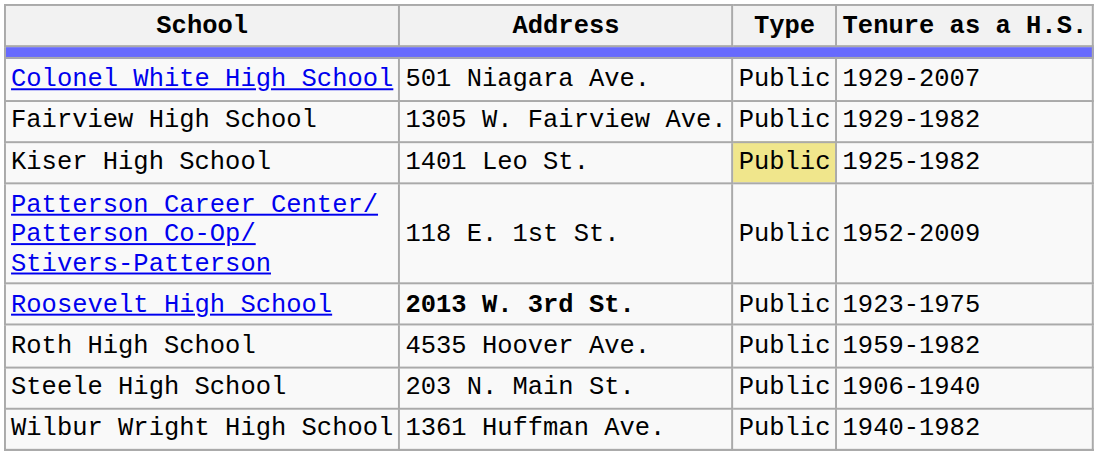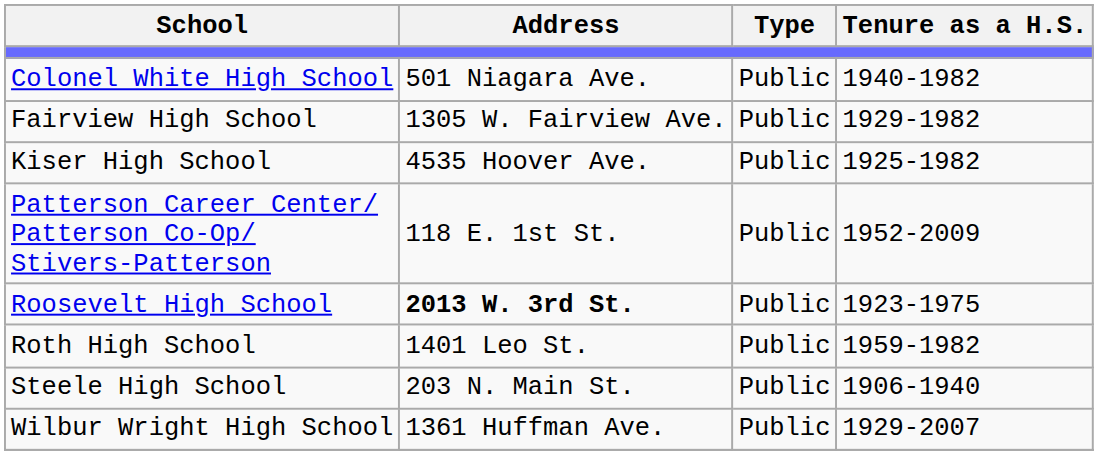(911, 79) 1929-2007 -> (911, 79) 1940-1982
(497, 162) 1401 Leo St. -> (528, 162) 4535 Hoover Ave.
(785, 162) khaki background -> (785, 162) no background
(528, 346) 4535 Hoover Ave. -> (497, 346) 1401 Leo St.
(911, 429) 1940-1982 -> (911, 429) 1929-2007
